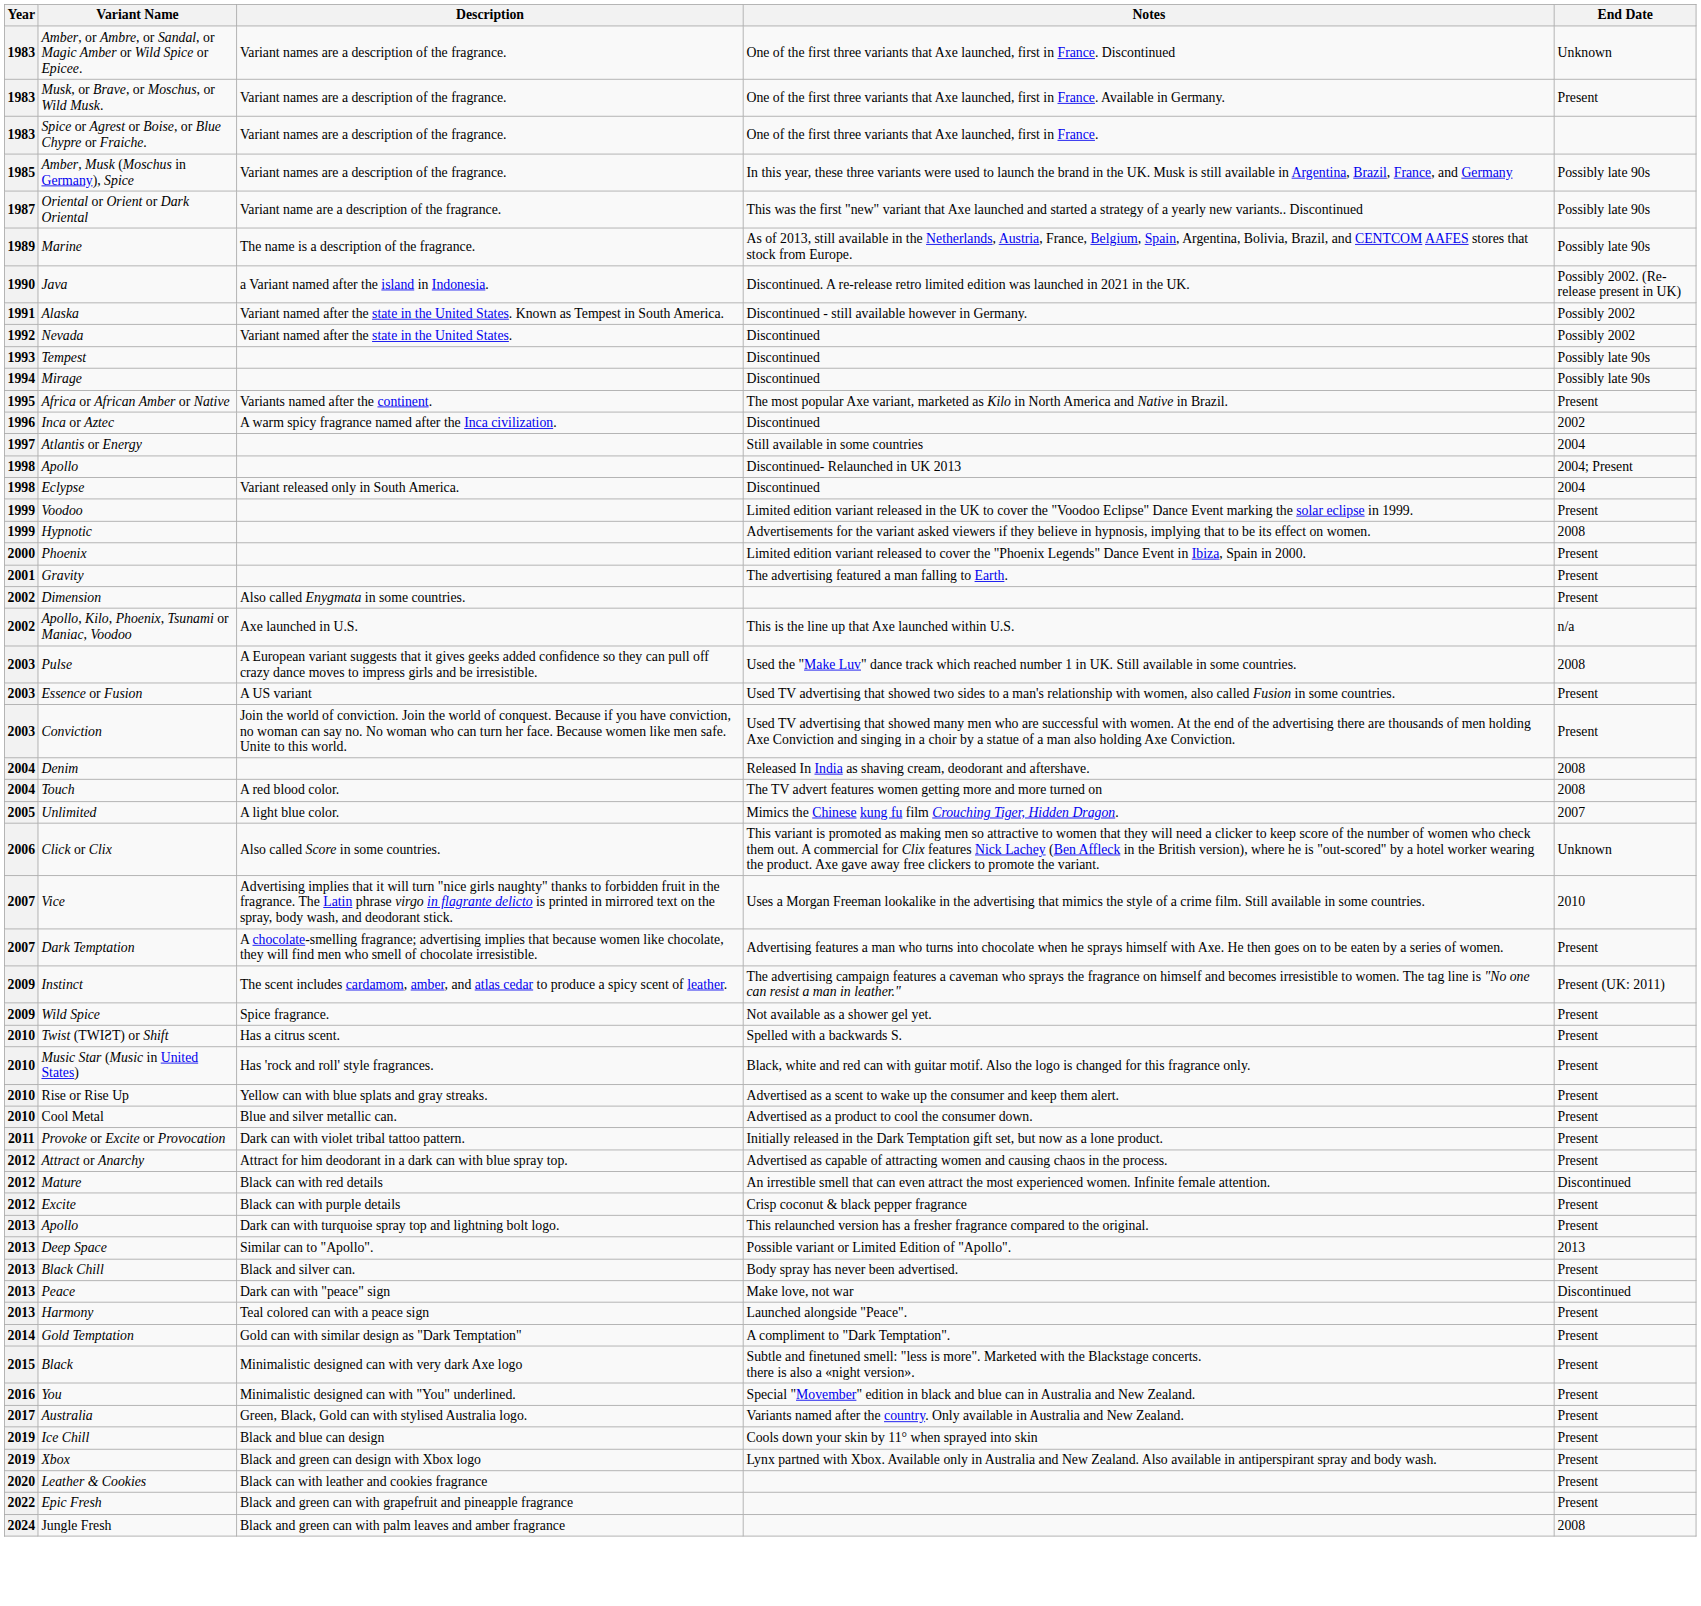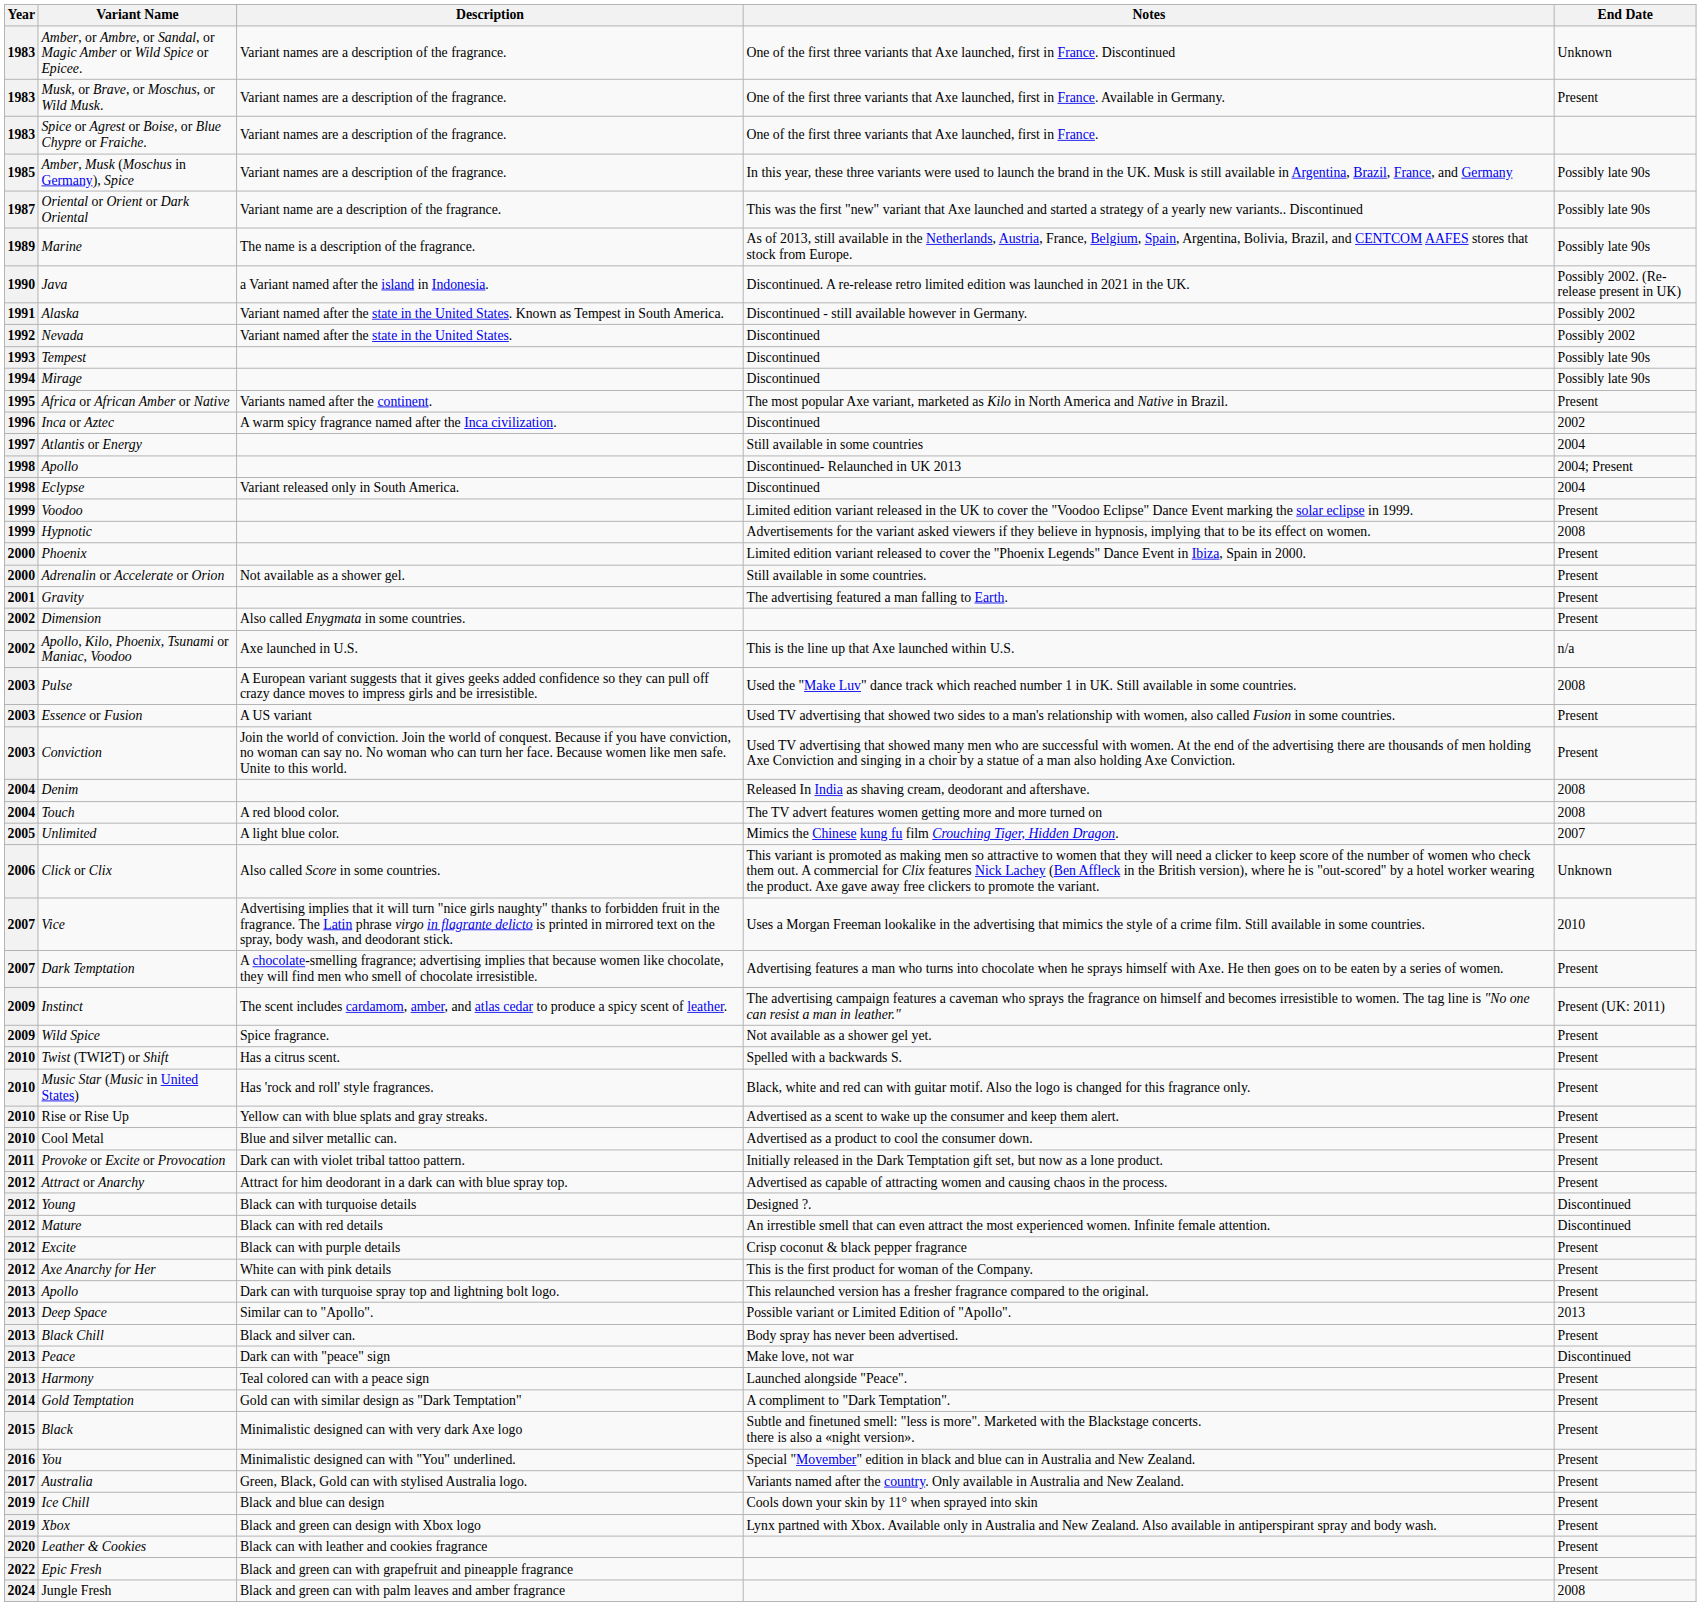+ row: (133, 575)
+ row: (58, 1204)
+ row: (99, 1269)
